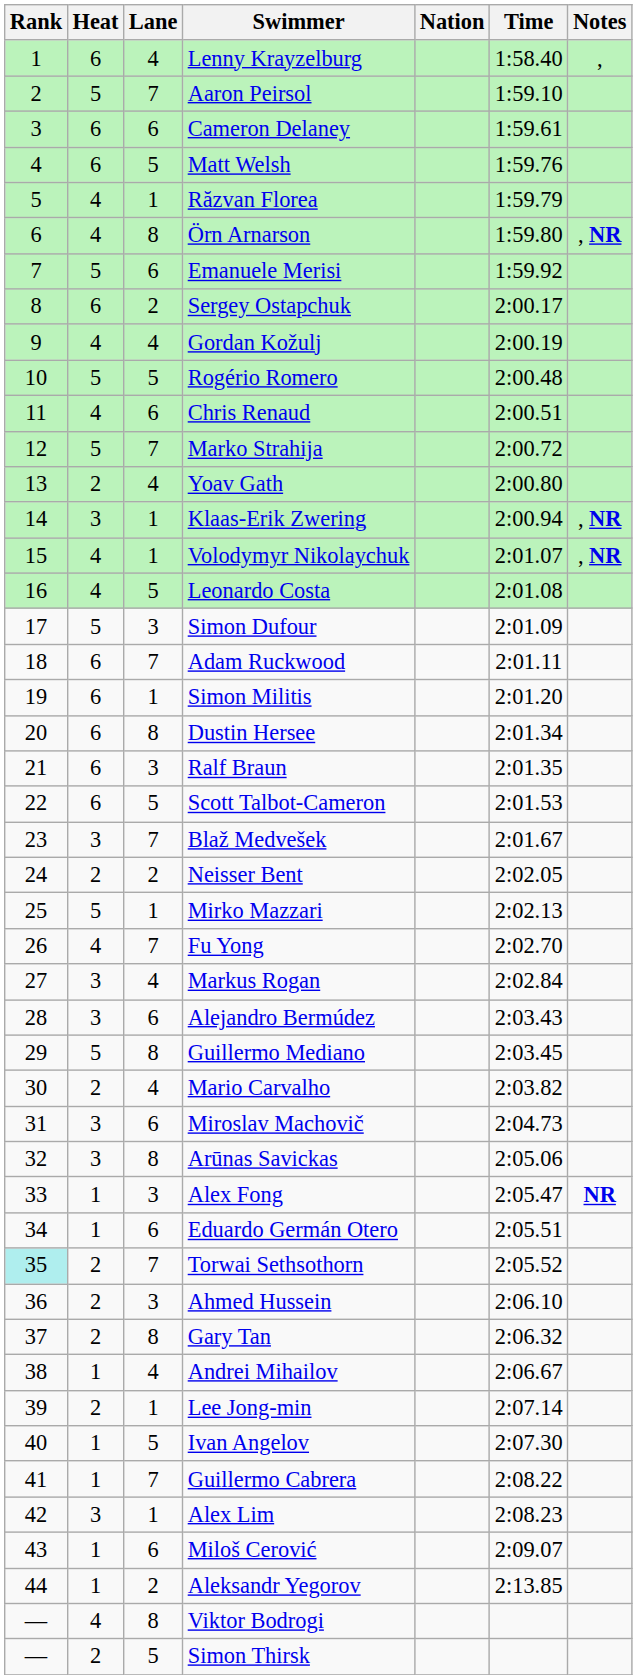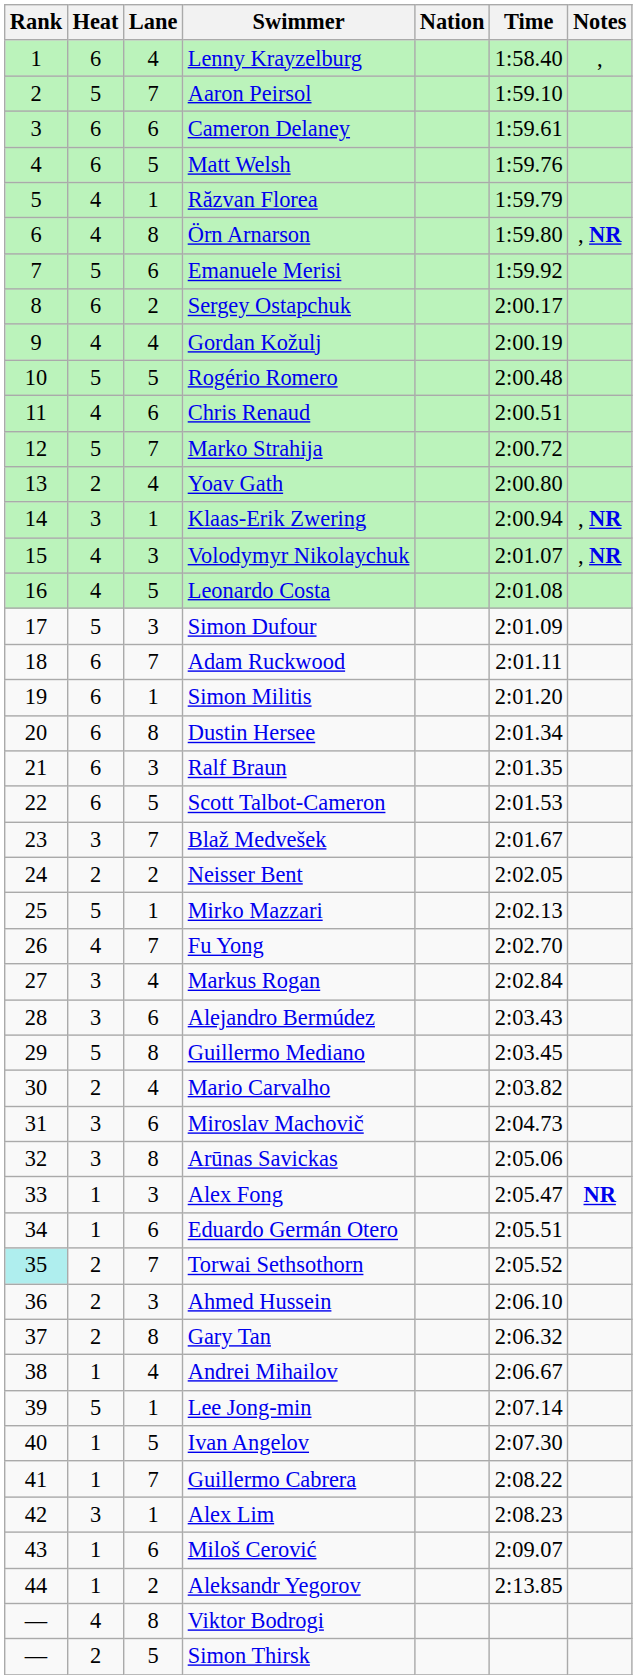(153, 555) 1 -> (153, 555) 3
(96, 1407) 2 -> (96, 1407) 5
